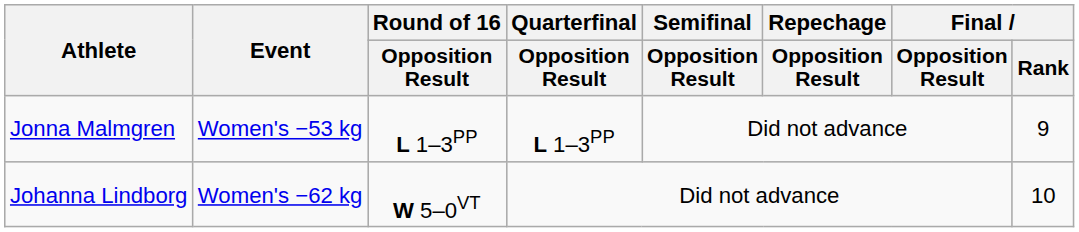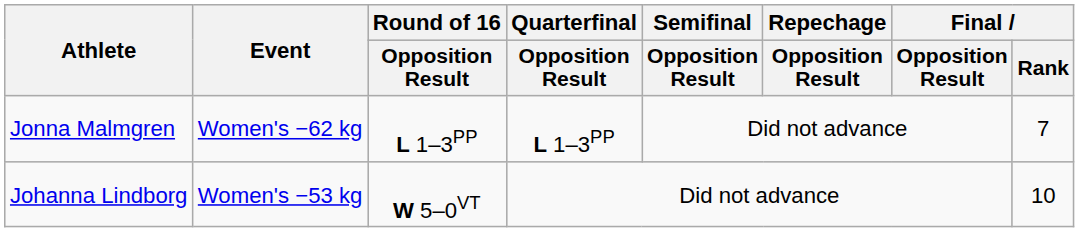(280, 129) Women's −53 kg -> (280, 129) Women's −62 kg
(1043, 129) 9 -> (1043, 129) 7
(280, 195) Women's −62 kg -> (280, 195) Women's −53 kg
